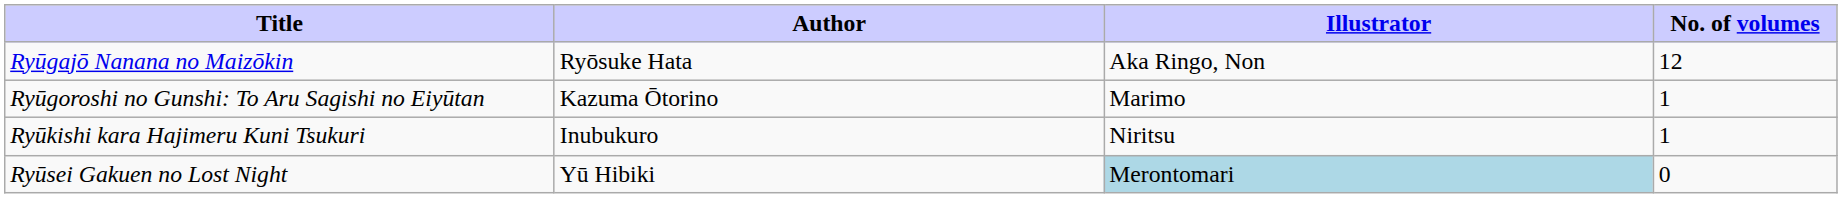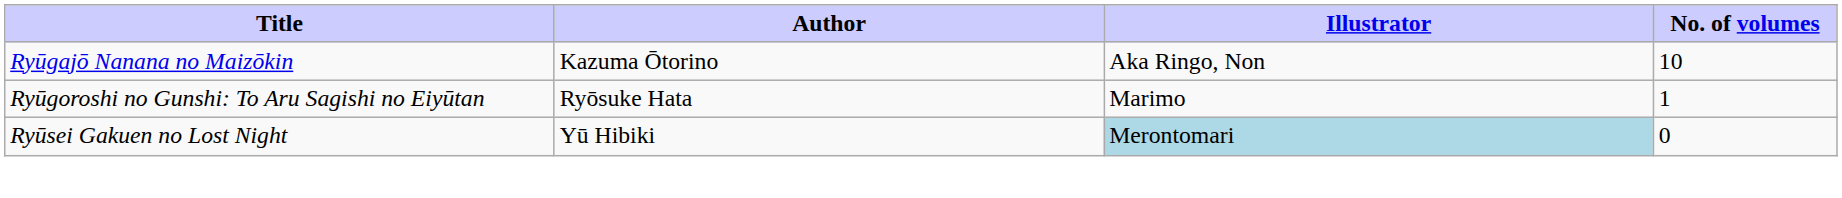(626, 60) Ryōsuke Hata -> (639, 60) Kazuma Ōtorino
(1671, 60) 12 -> (1671, 60) 10
(639, 98) Kazuma Ōtorino -> (626, 98) Ryōsuke Hata
- row: (188, 135)
